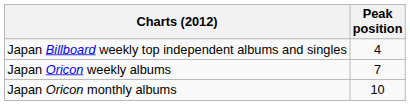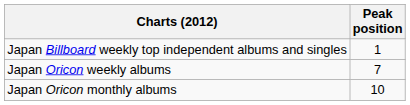(378, 49) 4 -> (378, 49) 1
